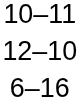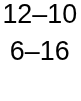- row: (40, 14)
